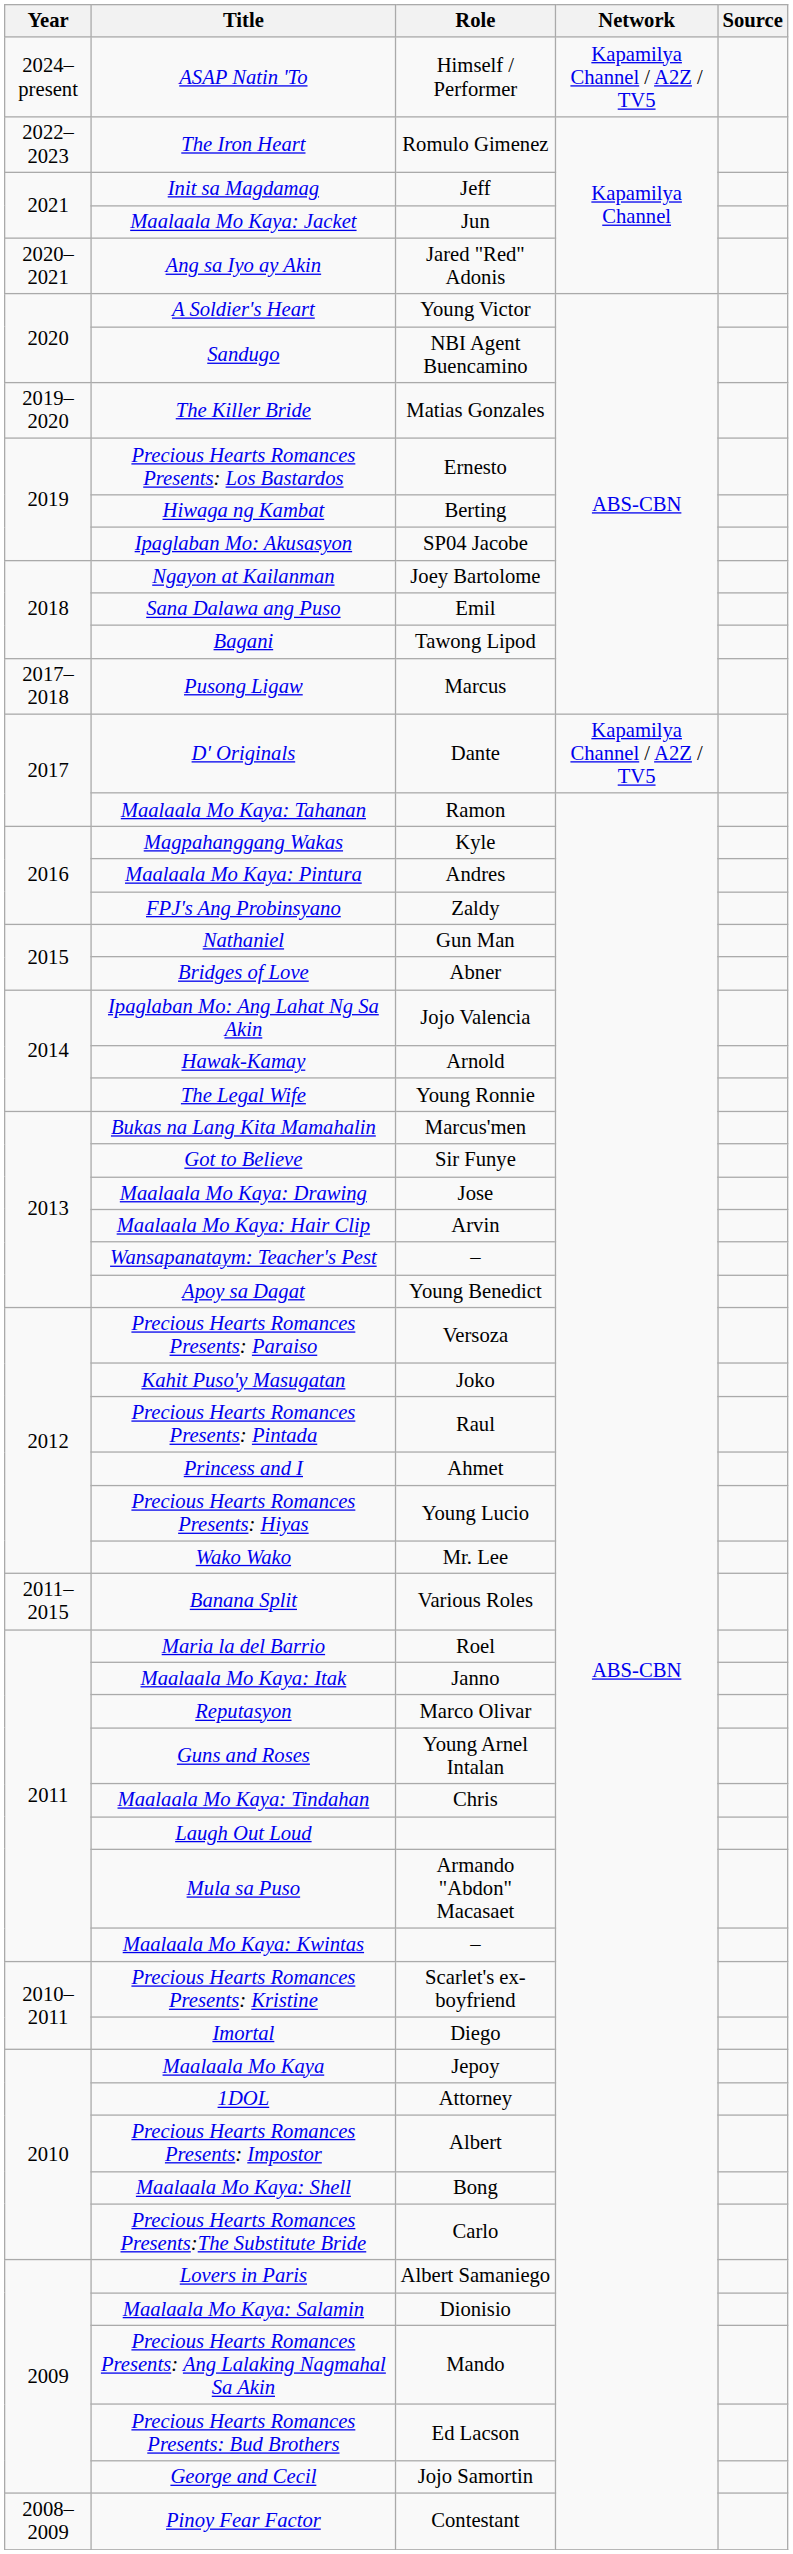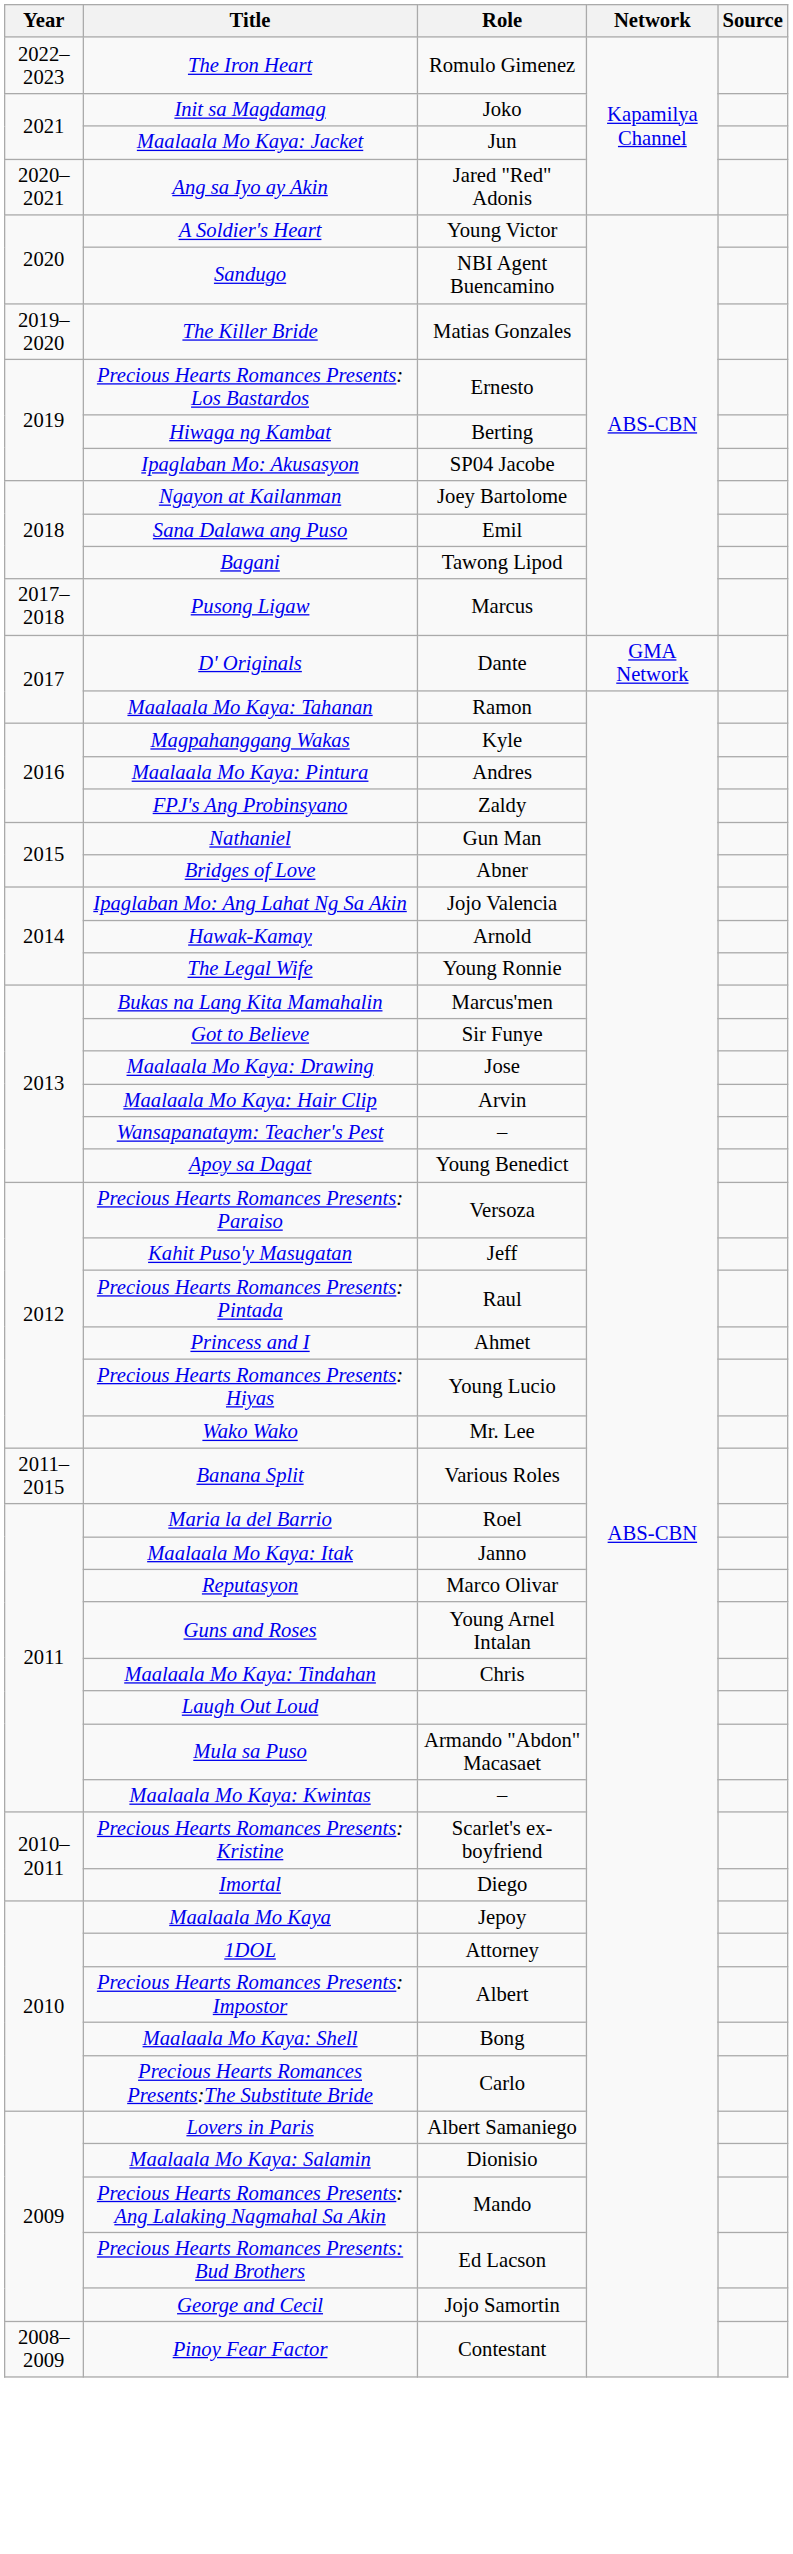- row: (243, 76)
(475, 188) Jeff -> (502, 109) Joko
(637, 753) Kapamilya Channel / A2Z / TV5 -> (652, 662) GMA Network
(475, 1379) Joko -> (502, 1254) Jeff
